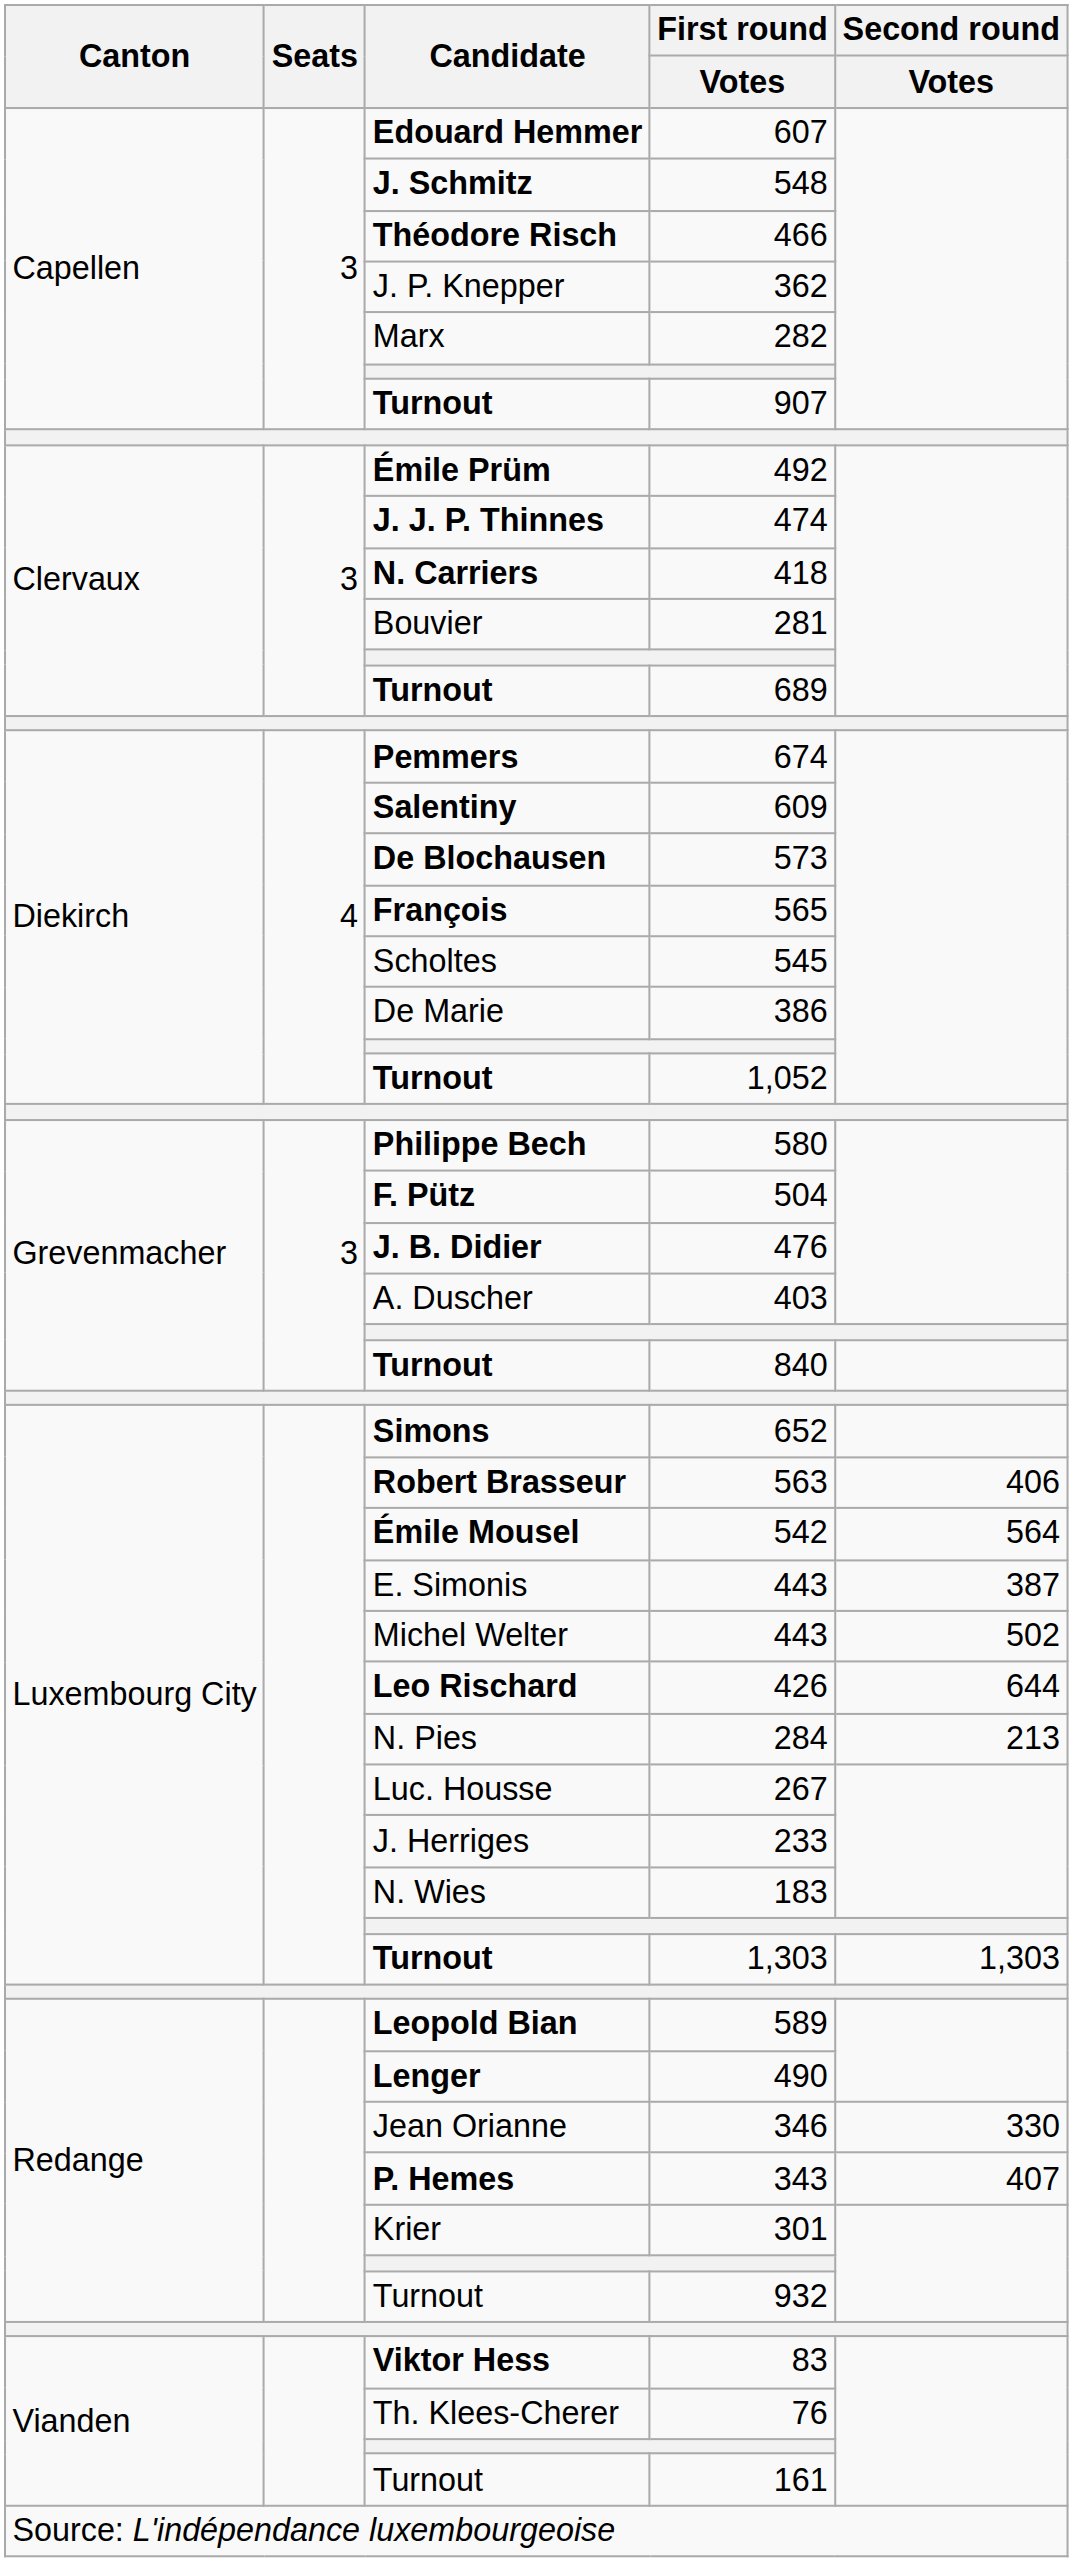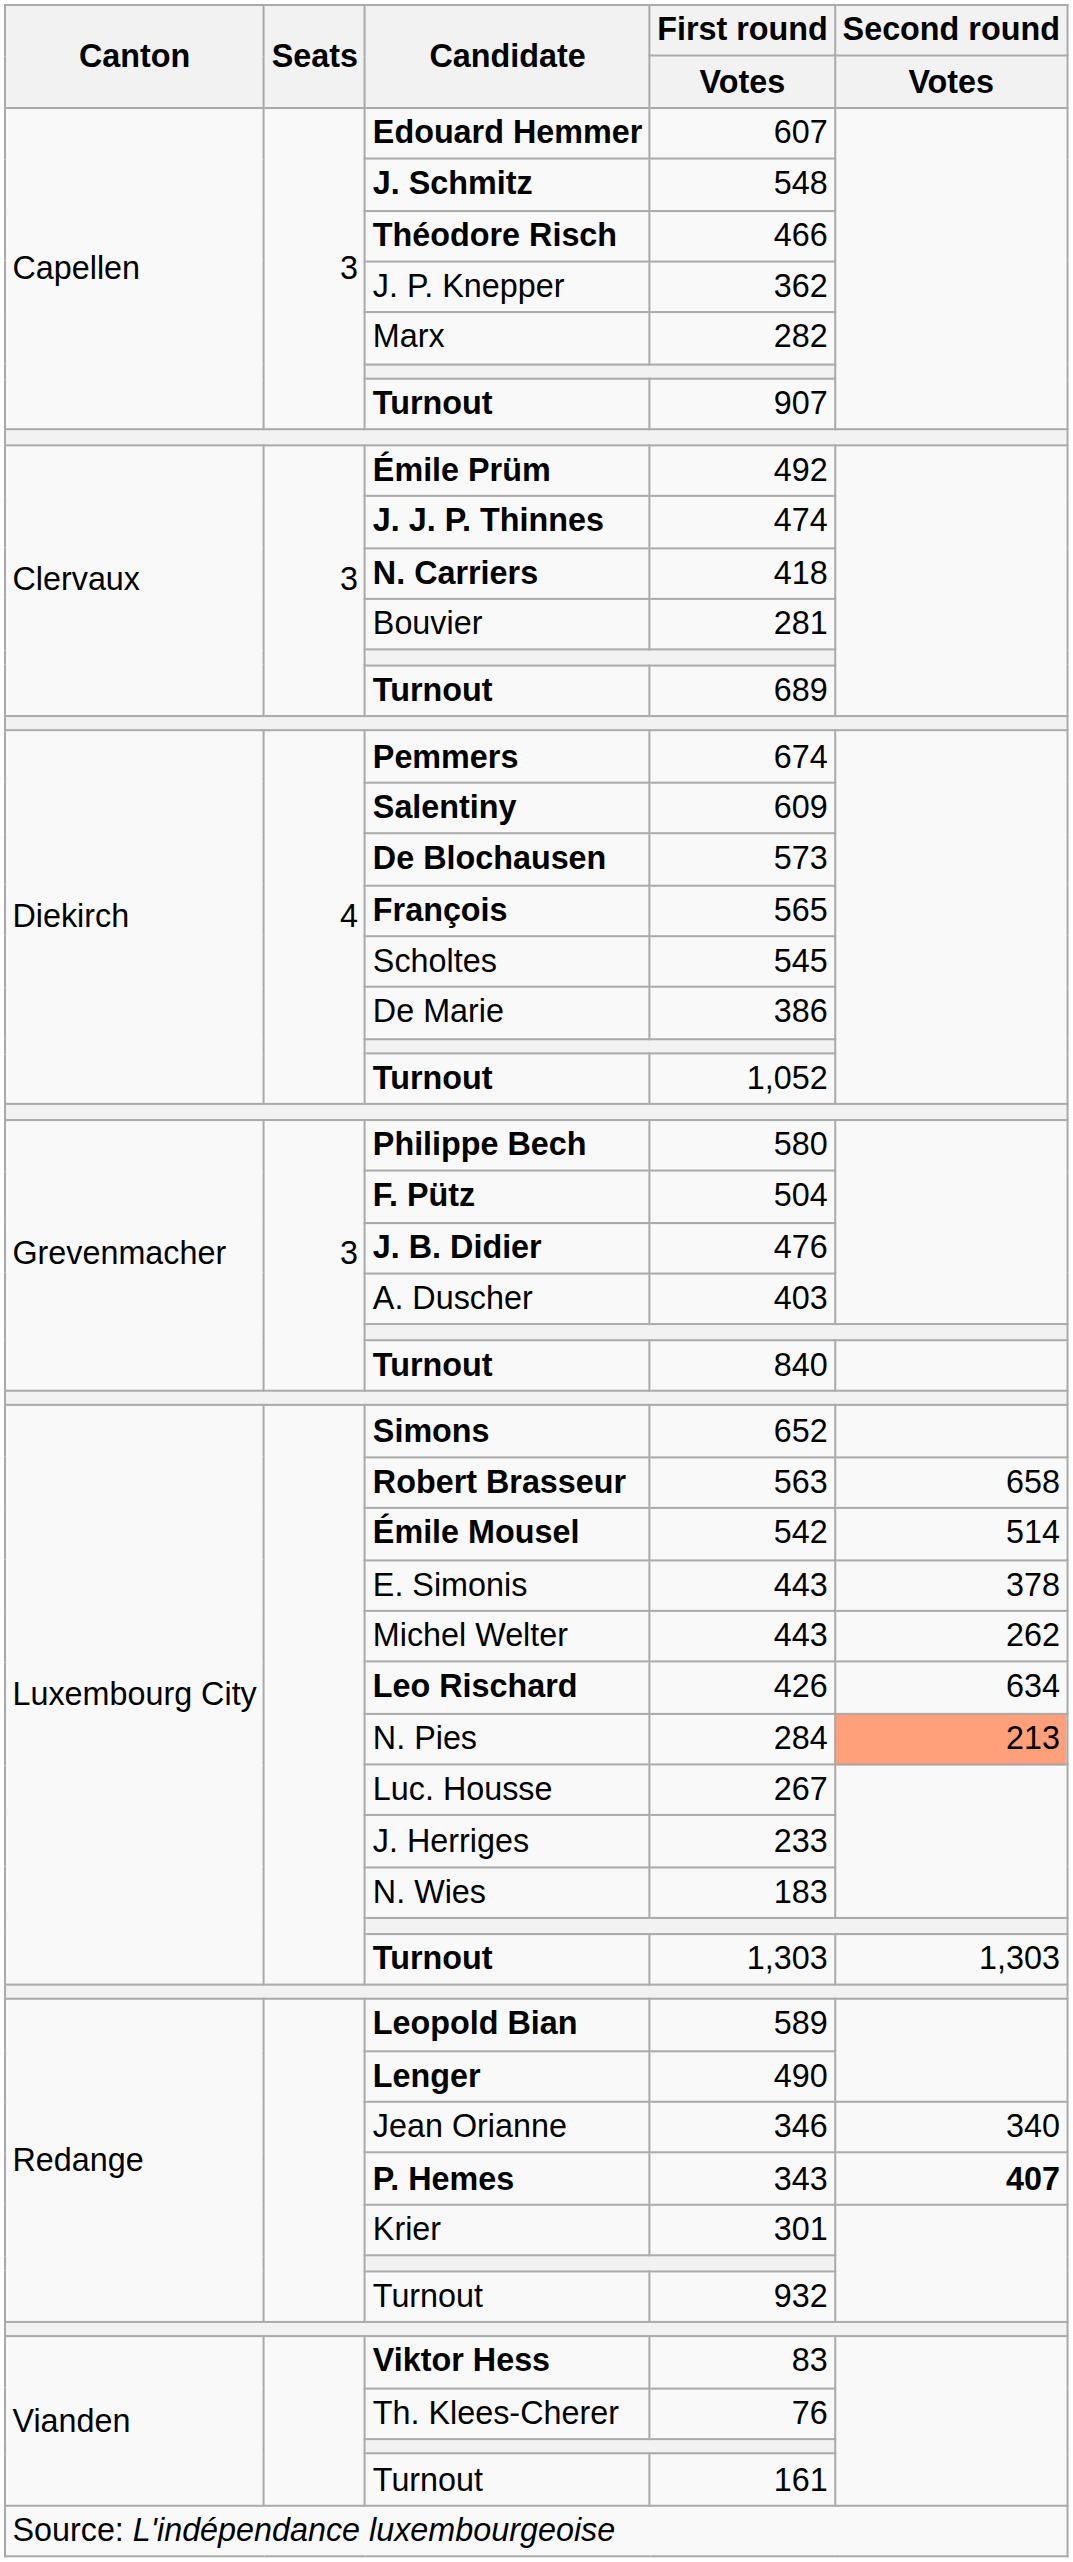(1033, 1482) 406 -> (1033, 1482) 658
(1033, 1533) 564 -> (1033, 1533) 514
(1033, 1584) 387 -> (1033, 1584) 378
(1033, 1635) 502 -> (1033, 1635) 262
(1033, 1687) 644 -> (1033, 1687) 634
(1033, 1738) no background -> (1033, 1738) lightsalmon background
(1033, 2126) 330 -> (1033, 2126) 340
(1033, 2178) normal -> (1033, 2178) bold
